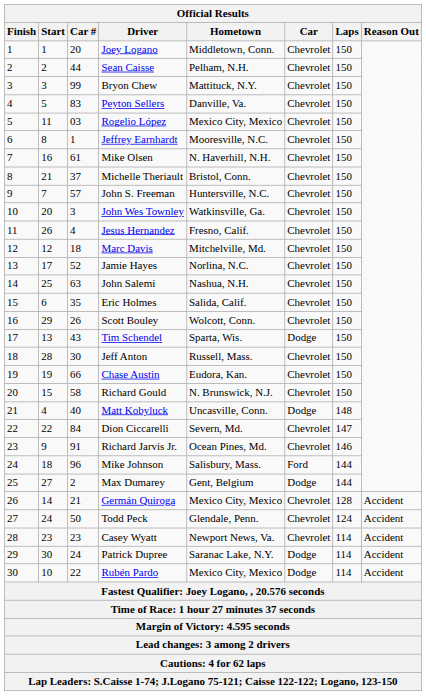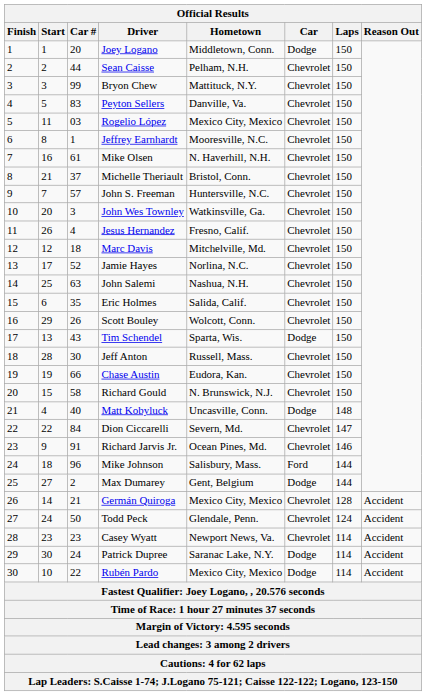(309, 50) Chevrolet -> (302, 50) Dodge
